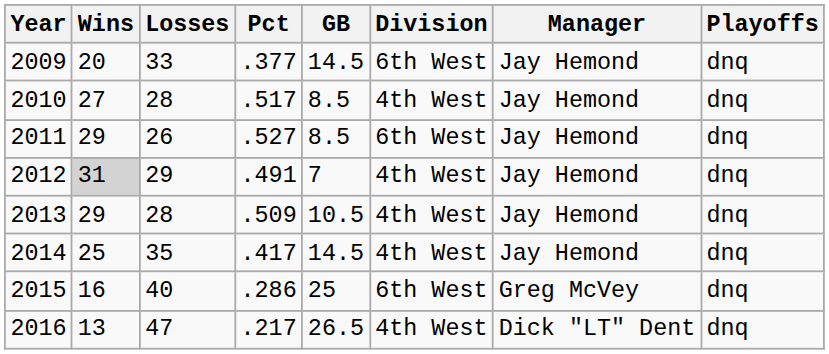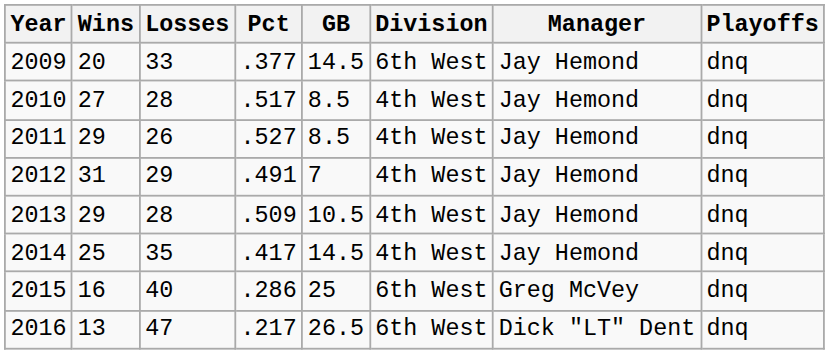(431, 138) 6th West -> (431, 138) 4th West
(92, 177) lightgrey background -> (92, 177) no background
(431, 329) 4th West -> (431, 329) 6th West
